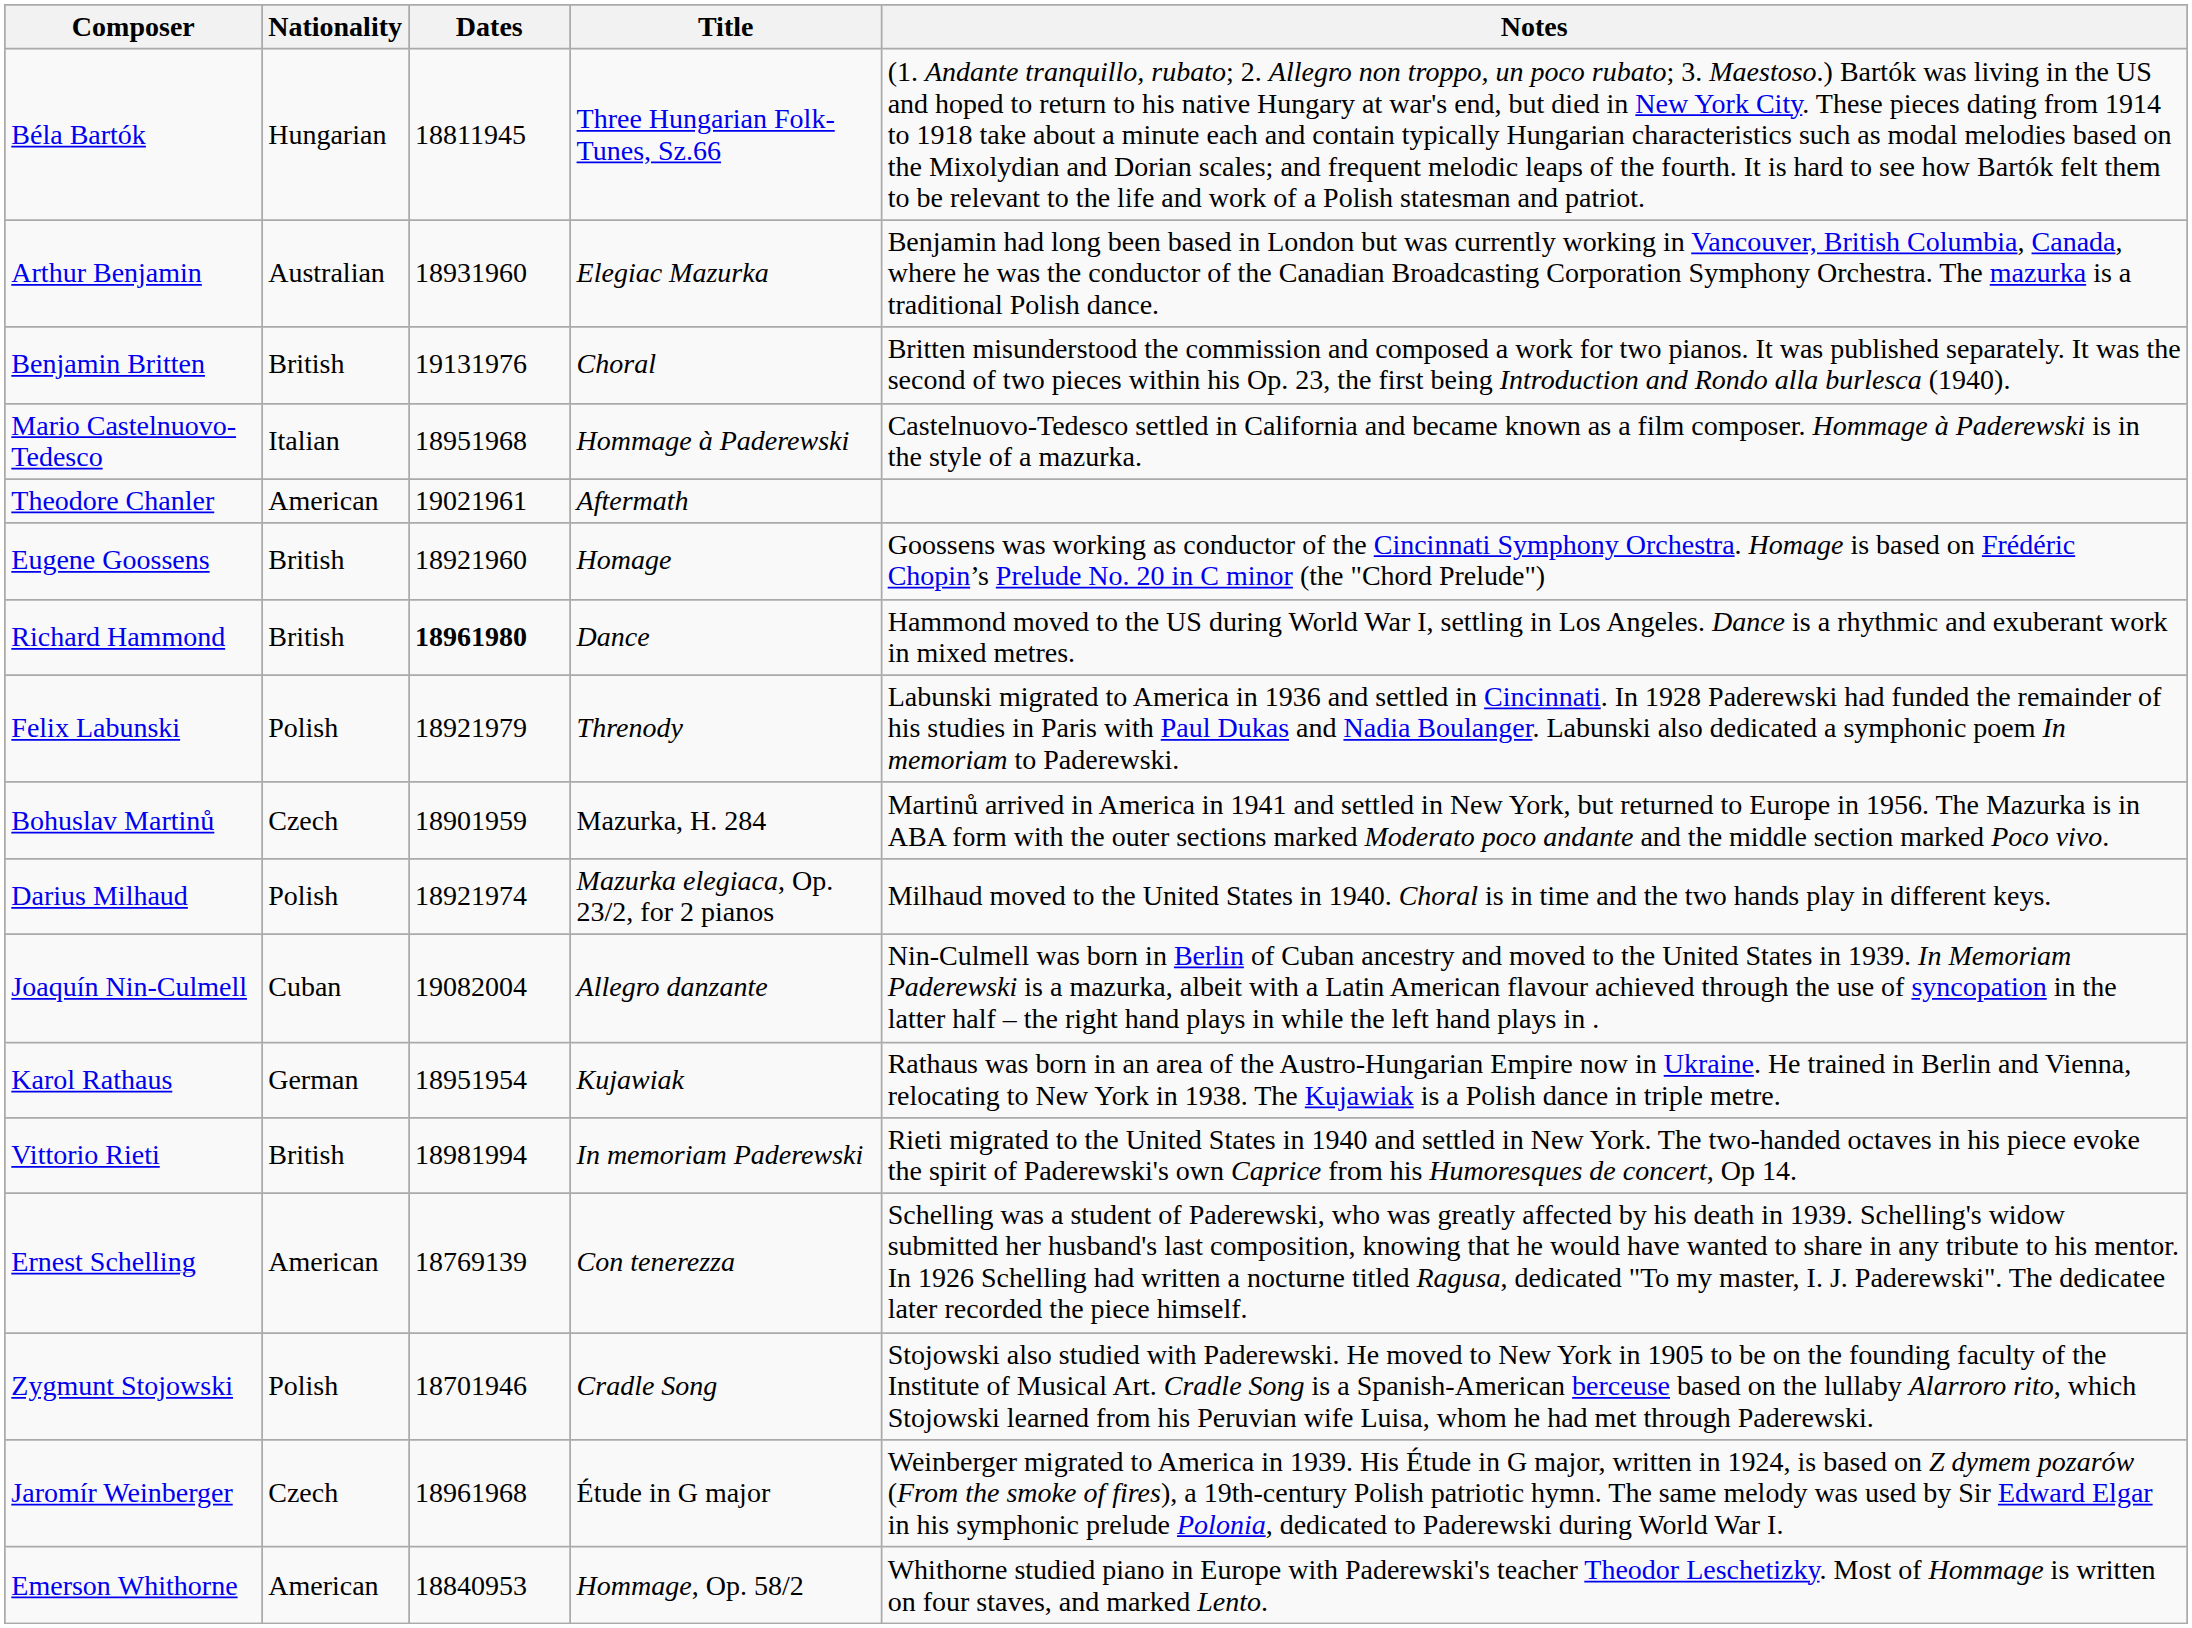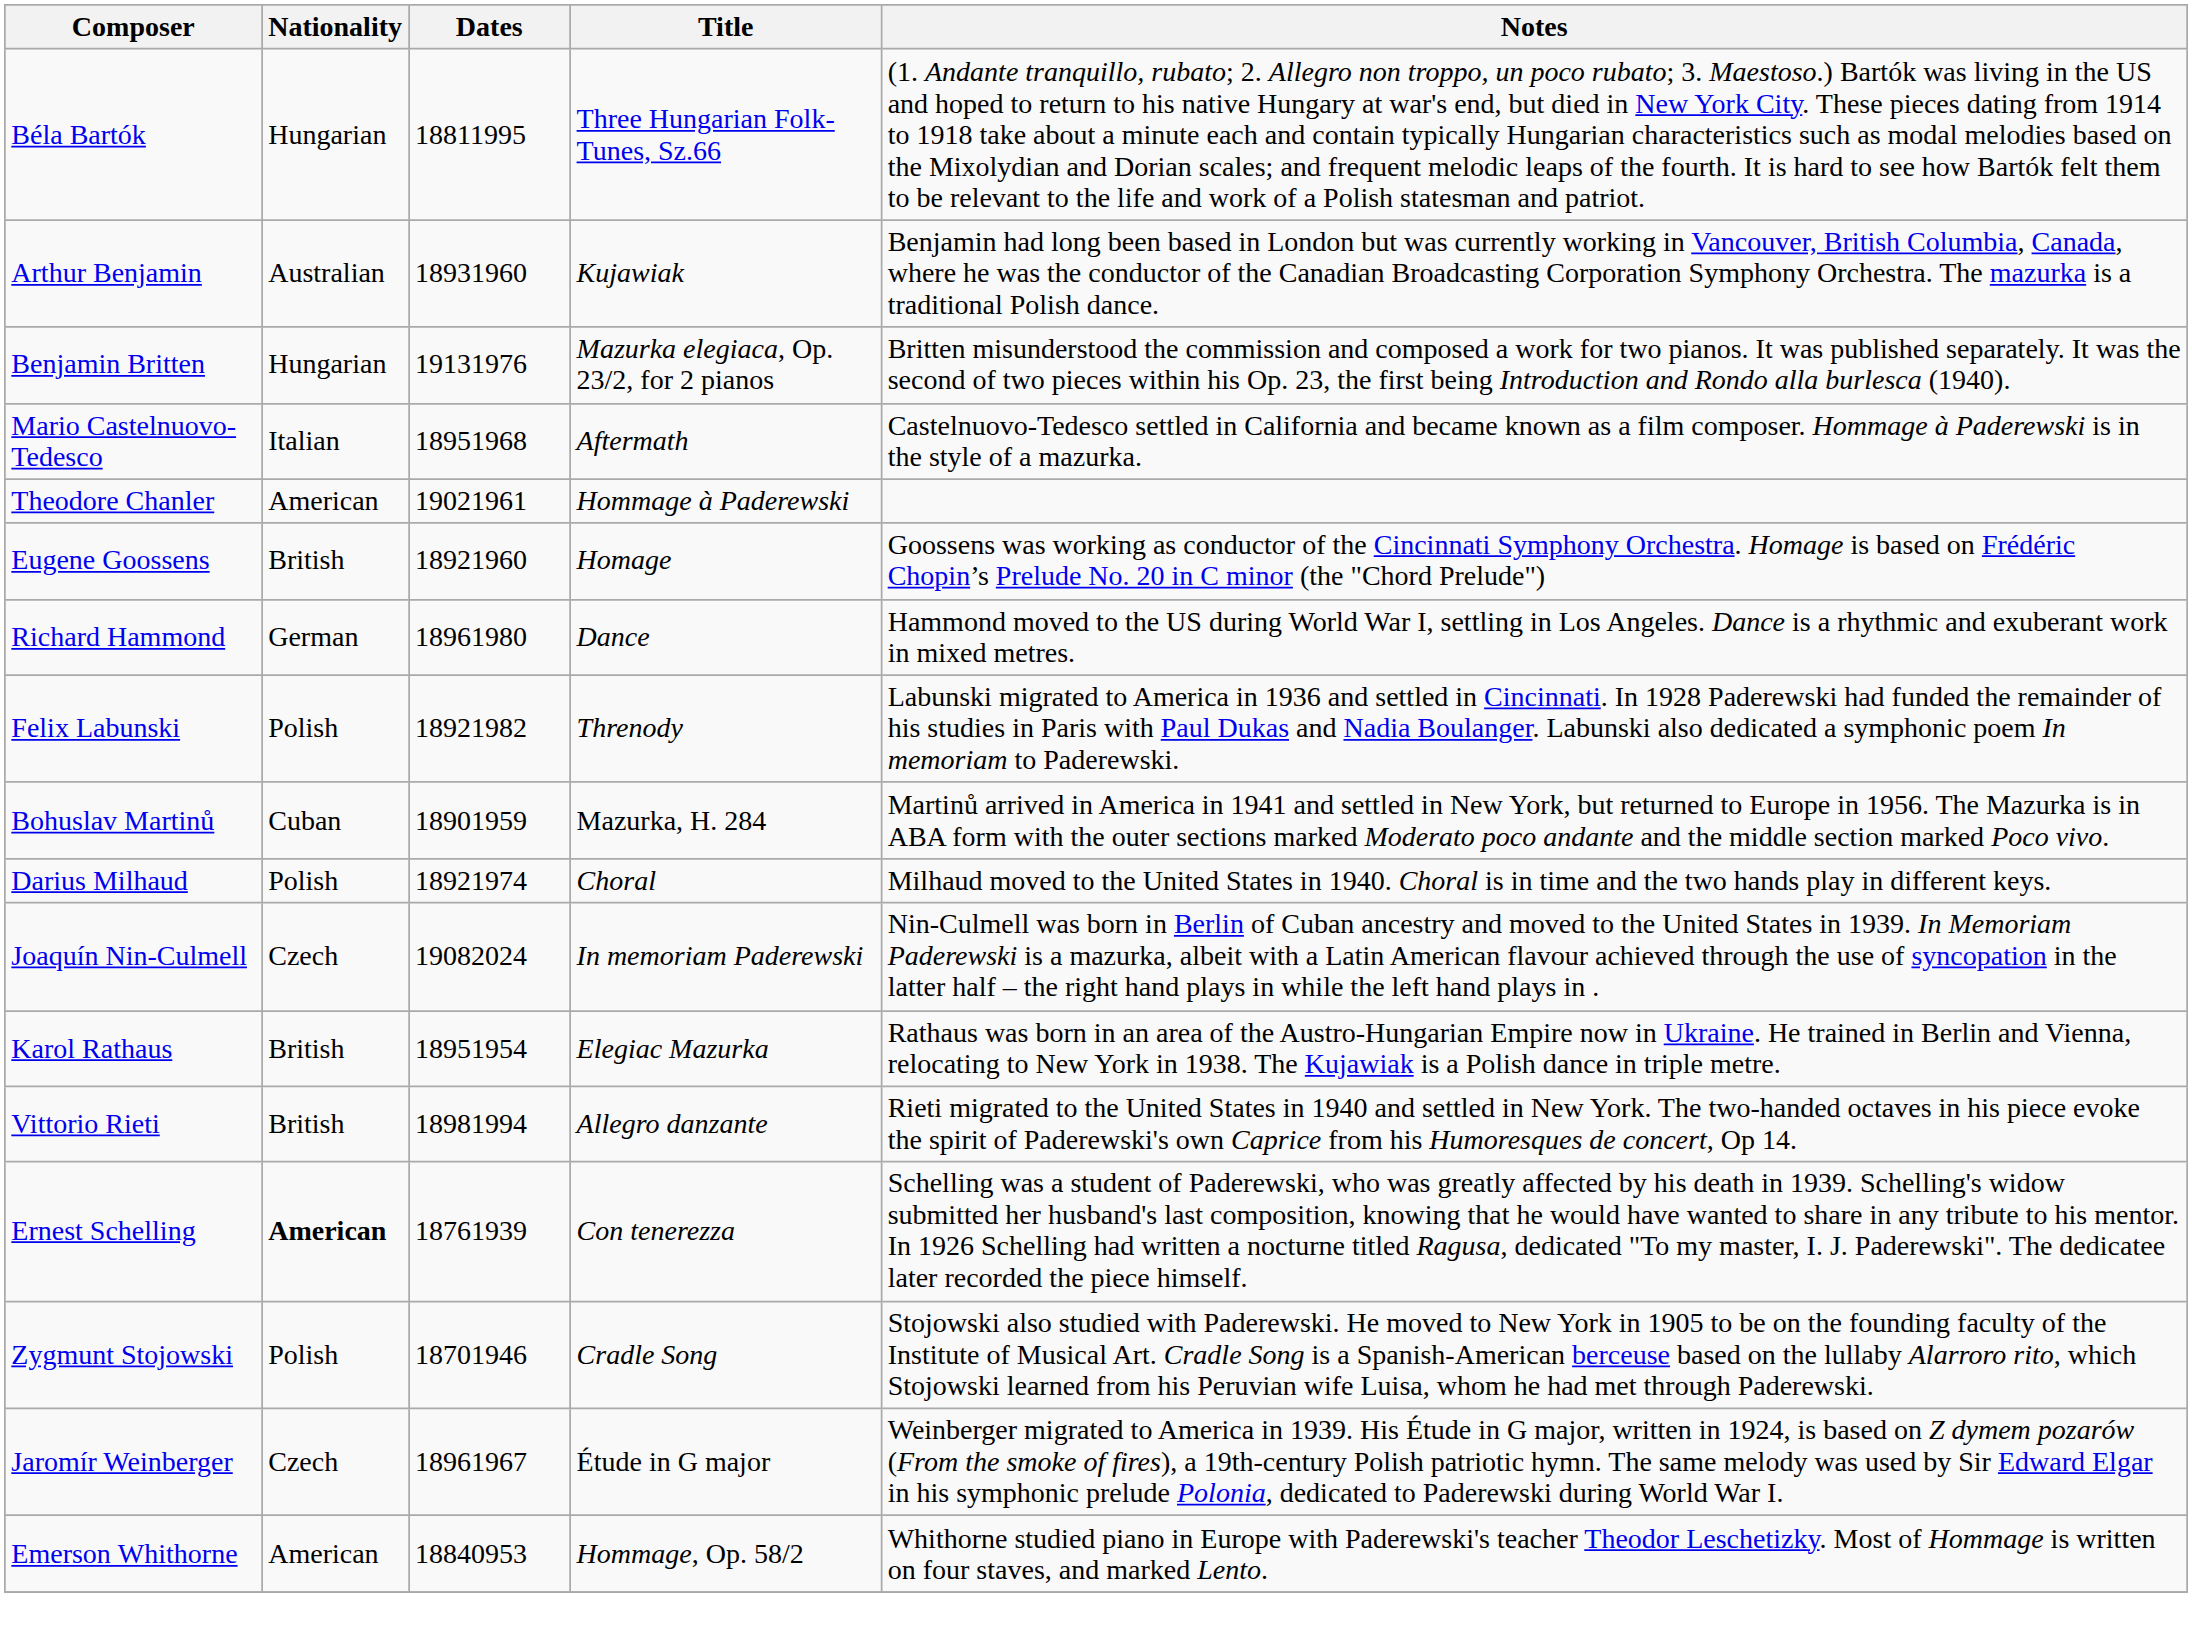(470, 134) 18811945 -> (470, 134) 18811995
(673, 273) Elegiac Mazurka -> (630, 273) Kujawiak
(306, 364) British -> (327, 364) Hungarian
(616, 364) Choral -> (705, 364) Mazurka elegiaca, Op. 23/2, for 2 pianos
(713, 440) Hommage à Paderewski -> (633, 440) Aftermath
(633, 500) Aftermath -> (713, 500) Hommage à Paderewski
(306, 636) British -> (313, 636) German
(471, 636) bold -> (471, 636) normal
(471, 728) 18921979 -> (471, 728) 18921982
(303, 820) Czech -> (305, 820) Cuban
(705, 896) Mazurka elegiaca, Op. 23/2, for 2 pianos -> (616, 880) Choral
(305, 987) Cuban -> (303, 956) Czech
(471, 987) 19082004 -> (471, 956) 19082024
(672, 987) Allegro danzante -> (720, 956) In memoriam Paderewski
(313, 1079) German -> (306, 1047) British
(630, 1079) Kujawiak -> (673, 1047) Elegiac Mazurka
(720, 1155) In memoriam Paderewski -> (672, 1123) Allegro danzante
(323, 1262) normal -> (327, 1231) bold
(471, 1262) 18769139 -> (471, 1231) 18761939
(471, 1493) 18961968 -> (471, 1461) 18961967
